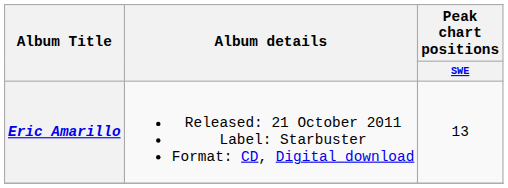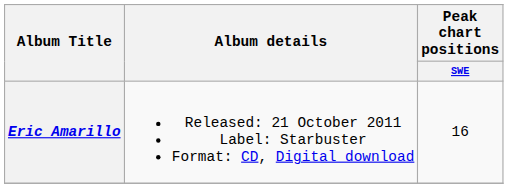(460, 132) 13 -> (460, 132) 16
